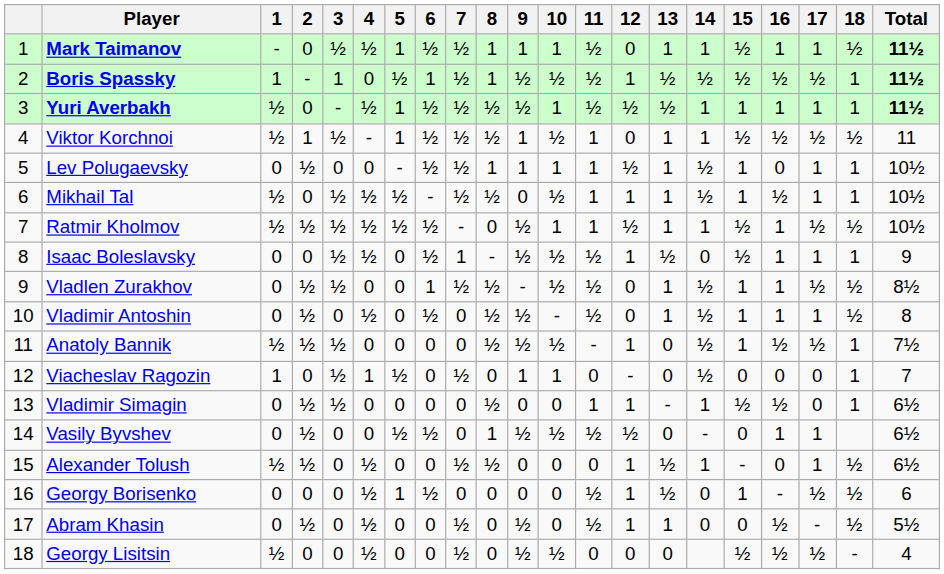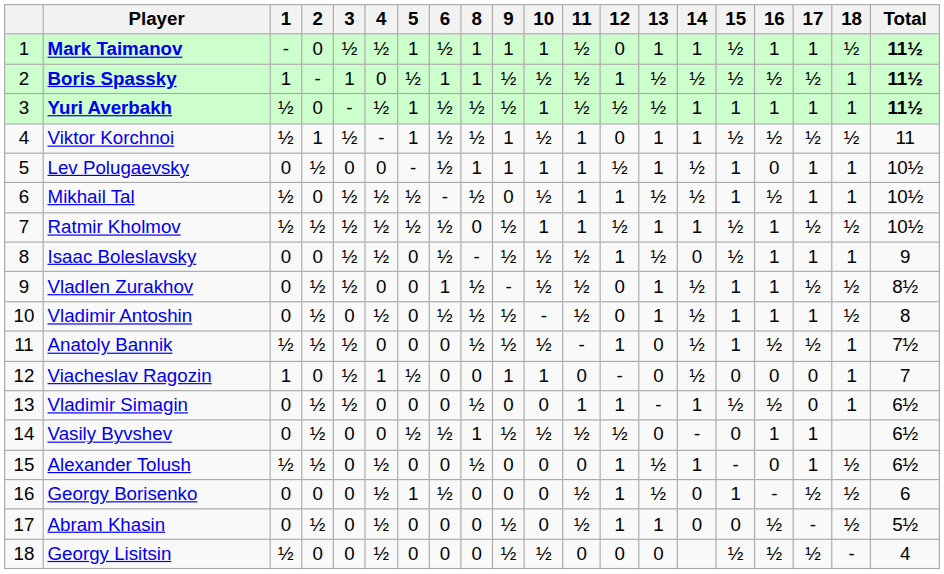- column: (461, 19)
(668, 197) 1 -> (658, 197) ½
